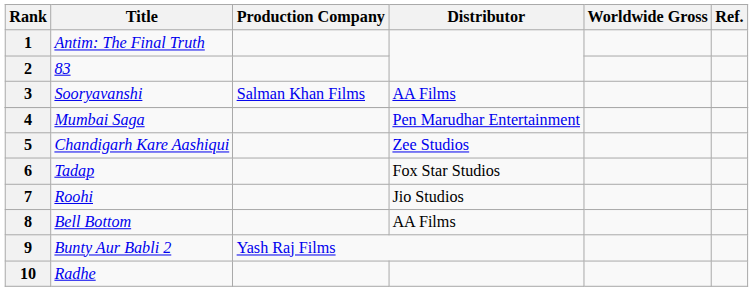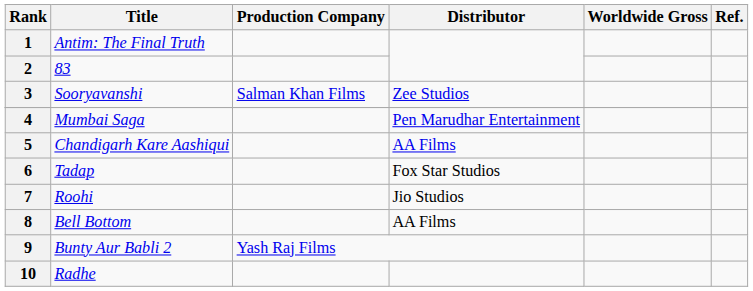(424, 94) AA Films -> (431, 94) Zee Studios
(431, 145) Zee Studios -> (424, 145) AA Films
